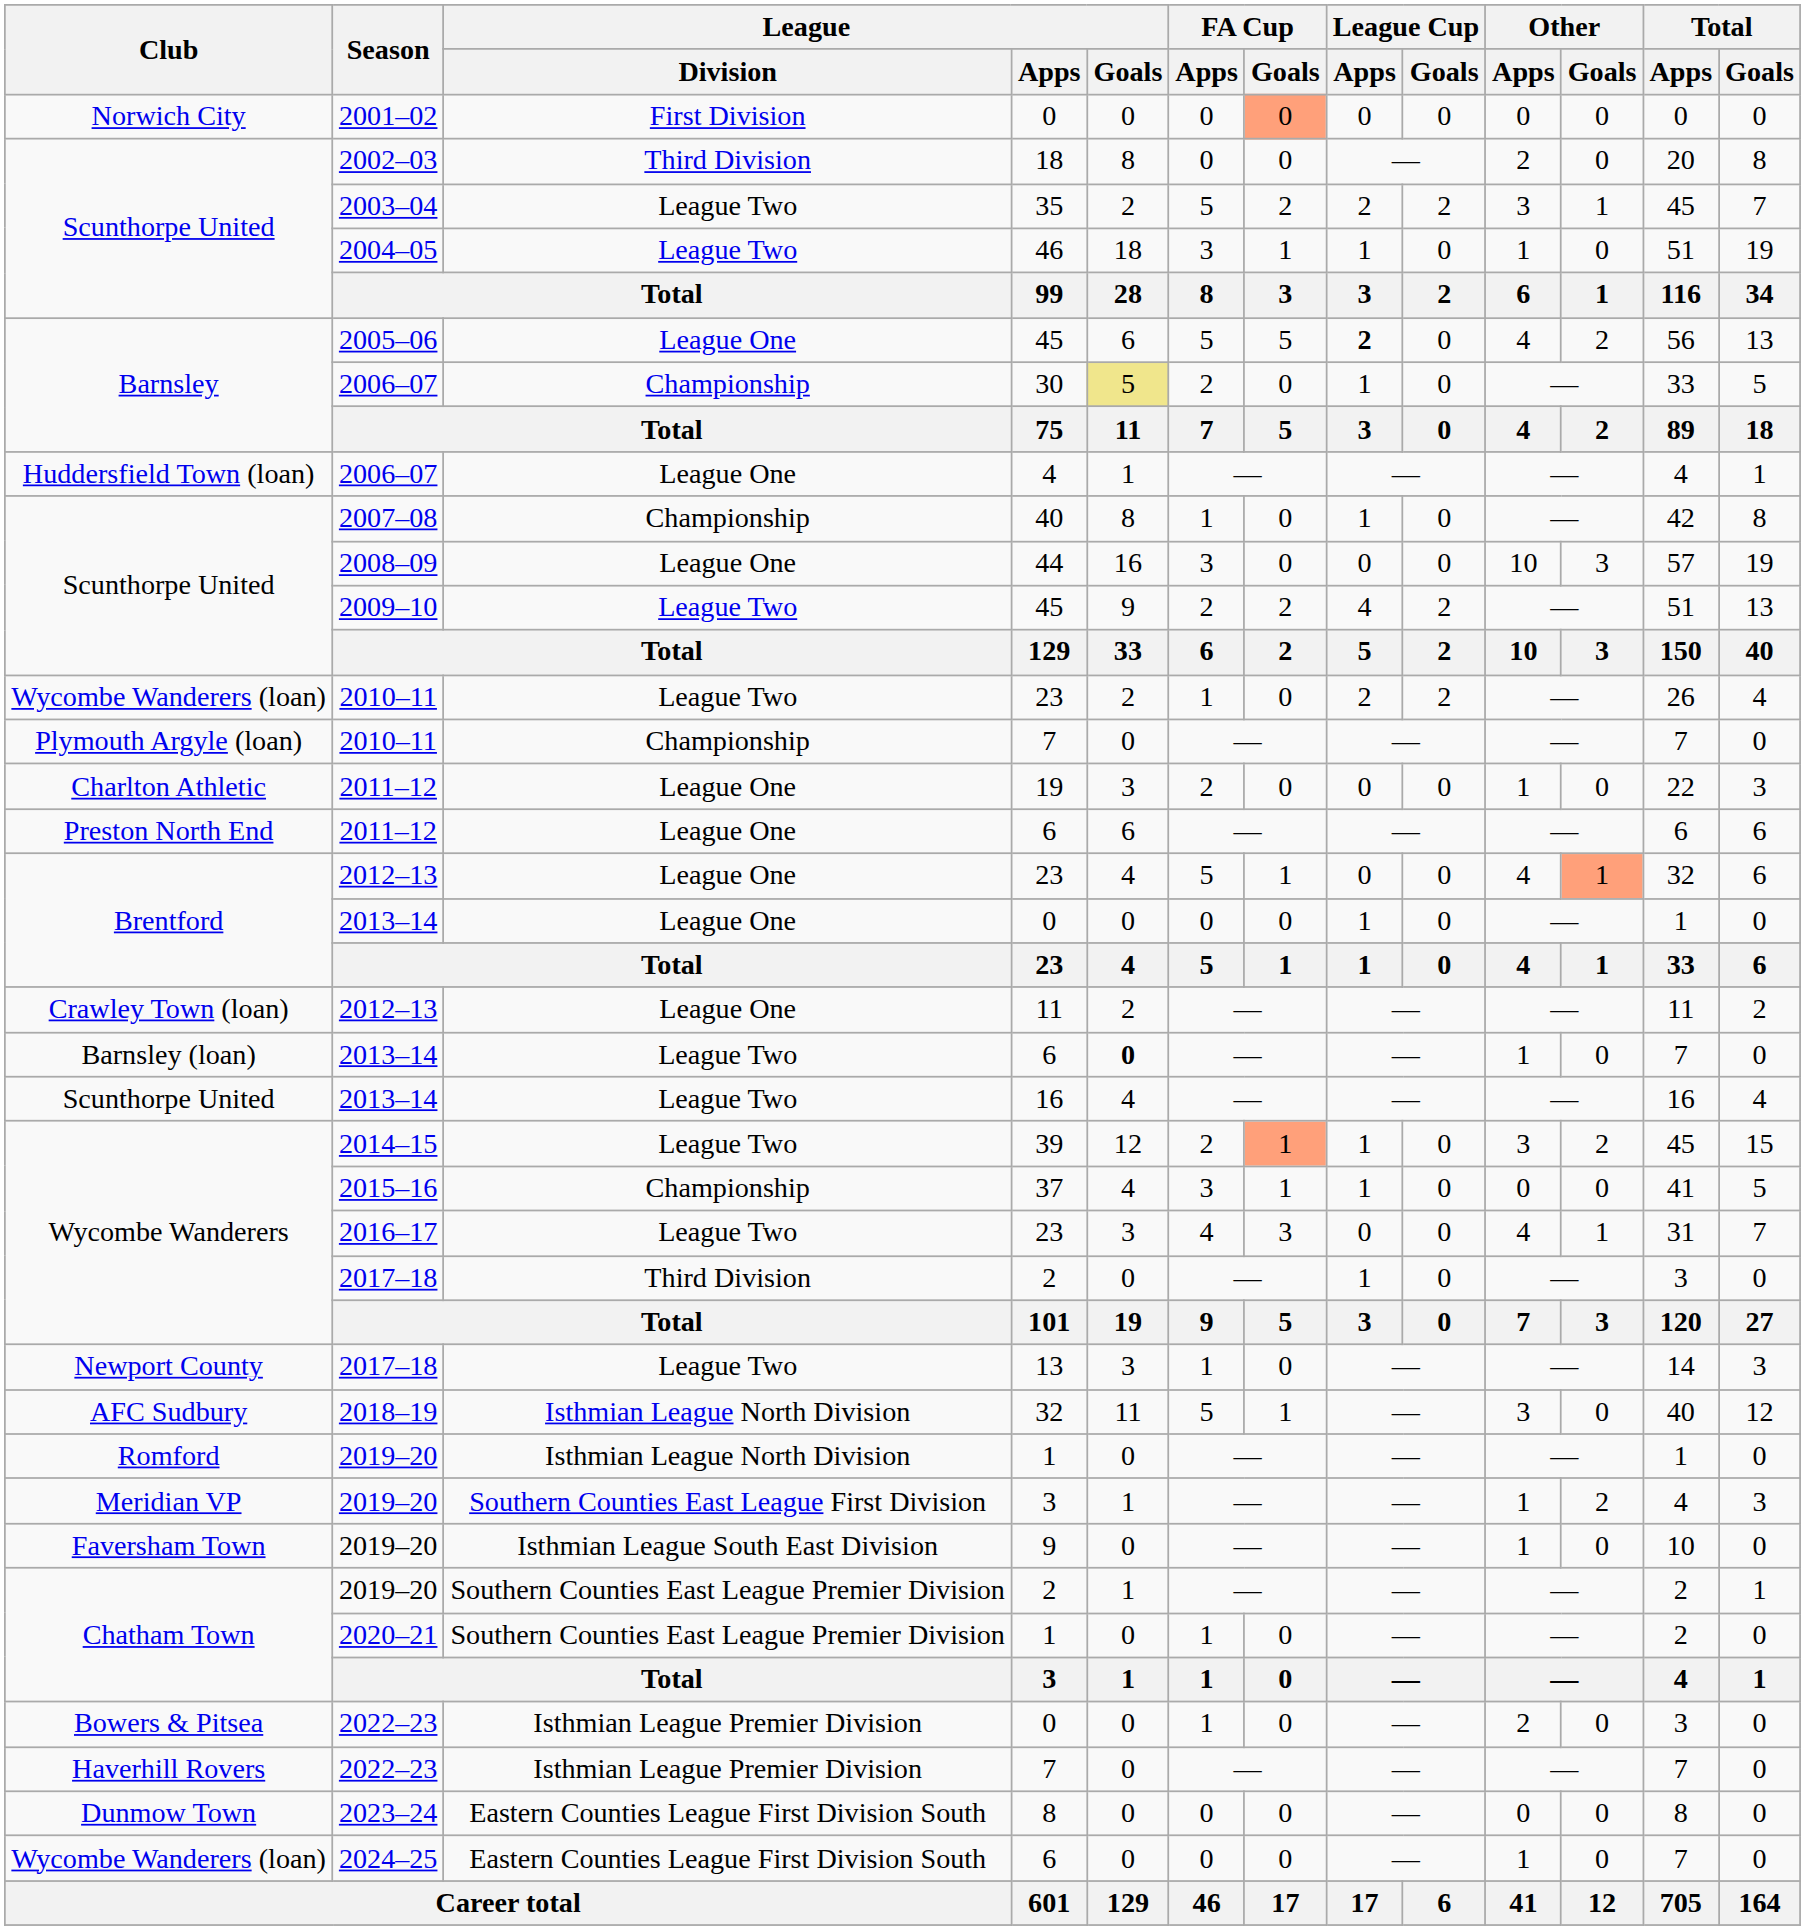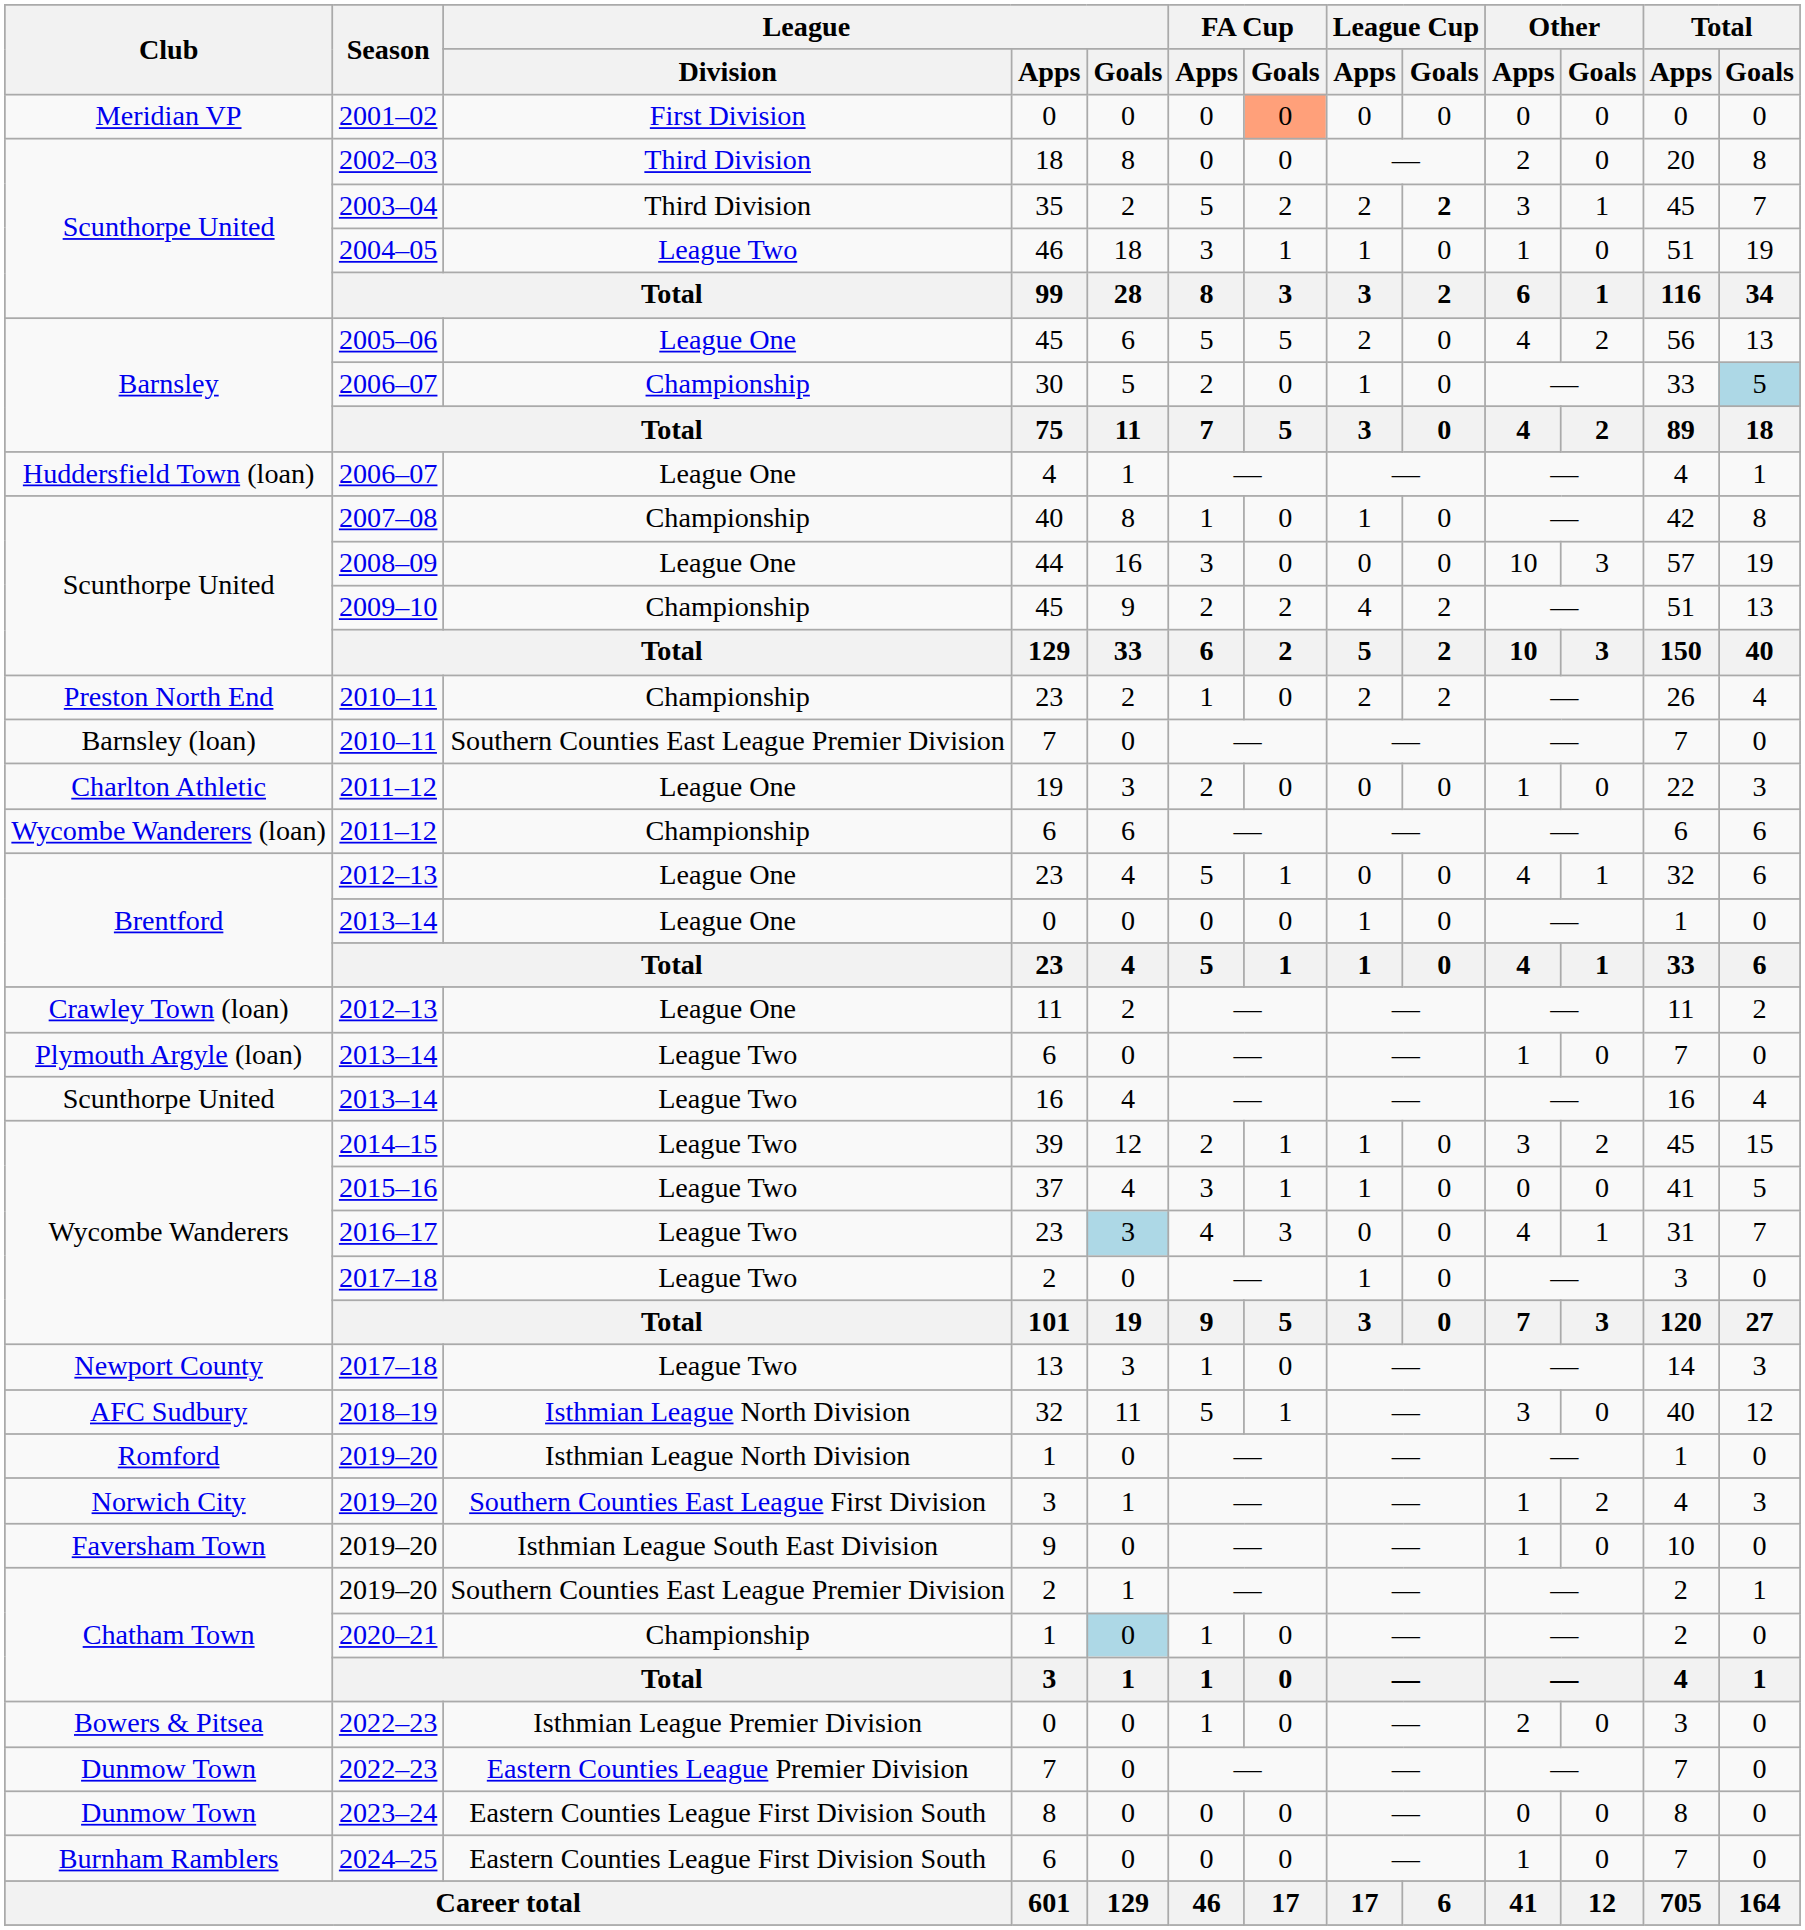(169, 116) Norwich City -> (169, 116) Meridian VP
(728, 205) League Two -> (728, 205) Third Division
(1444, 205) normal -> (1444, 205) bold
(1365, 339) bold -> (1365, 339) normal
(1128, 384) khaki background -> (1128, 384) no background
(1760, 384) no background -> (1760, 384) lightblue background
(728, 607) League Two -> (728, 607) Championship
(169, 696) Wycombe Wanderers (loan) -> (169, 696) Preston North End
(728, 696) League Two -> (728, 696) Championship
(169, 741) Plymouth Argyle (loan) -> (169, 741) Barnsley (loan)
(728, 741) Championship -> (728, 741) Southern Counties East League Premier Division
(169, 830) Preston North End -> (169, 830) Wycombe Wanderers (loan)
(728, 830) League One -> (728, 830) Championship
(1602, 875) lightsalmon background -> (1602, 875) no background
(169, 1054) Barnsley (loan) -> (169, 1054) Plymouth Argyle (loan)
(1128, 1054) bold -> (1128, 1054) normal
(1285, 1143) lightsalmon background -> (1285, 1143) no background
(728, 1187) Championship -> (728, 1187) League Two
(1128, 1232) no background -> (1128, 1232) lightblue background
(728, 1277) Third Division -> (728, 1277) League Two
(169, 1500) Meridian VP -> (169, 1500) Norwich City
(728, 1634) Southern Counties East League Premier Division -> (728, 1634) Championship
(1128, 1634) no background -> (1128, 1634) lightblue background
(169, 1768) Haverhill Rovers -> (169, 1768) Dunmow Town
(728, 1768) Isthmian League Premier Division -> (728, 1768) Eastern Counties League Premier Division
(169, 1857) Wycombe Wanderers (loan) -> (169, 1857) Burnham Ramblers
